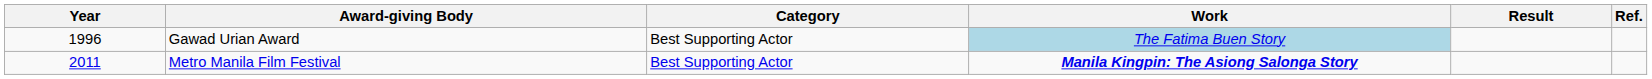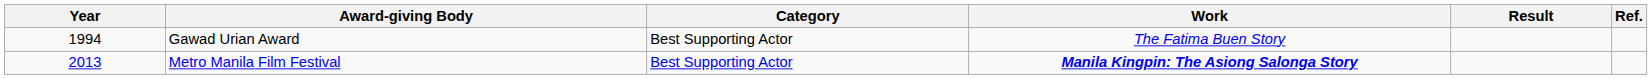(85, 39) 1996 -> (85, 39) 1994
(1210, 39) lightblue background -> (1210, 39) no background
(85, 62) 2011 -> (85, 62) 2013
